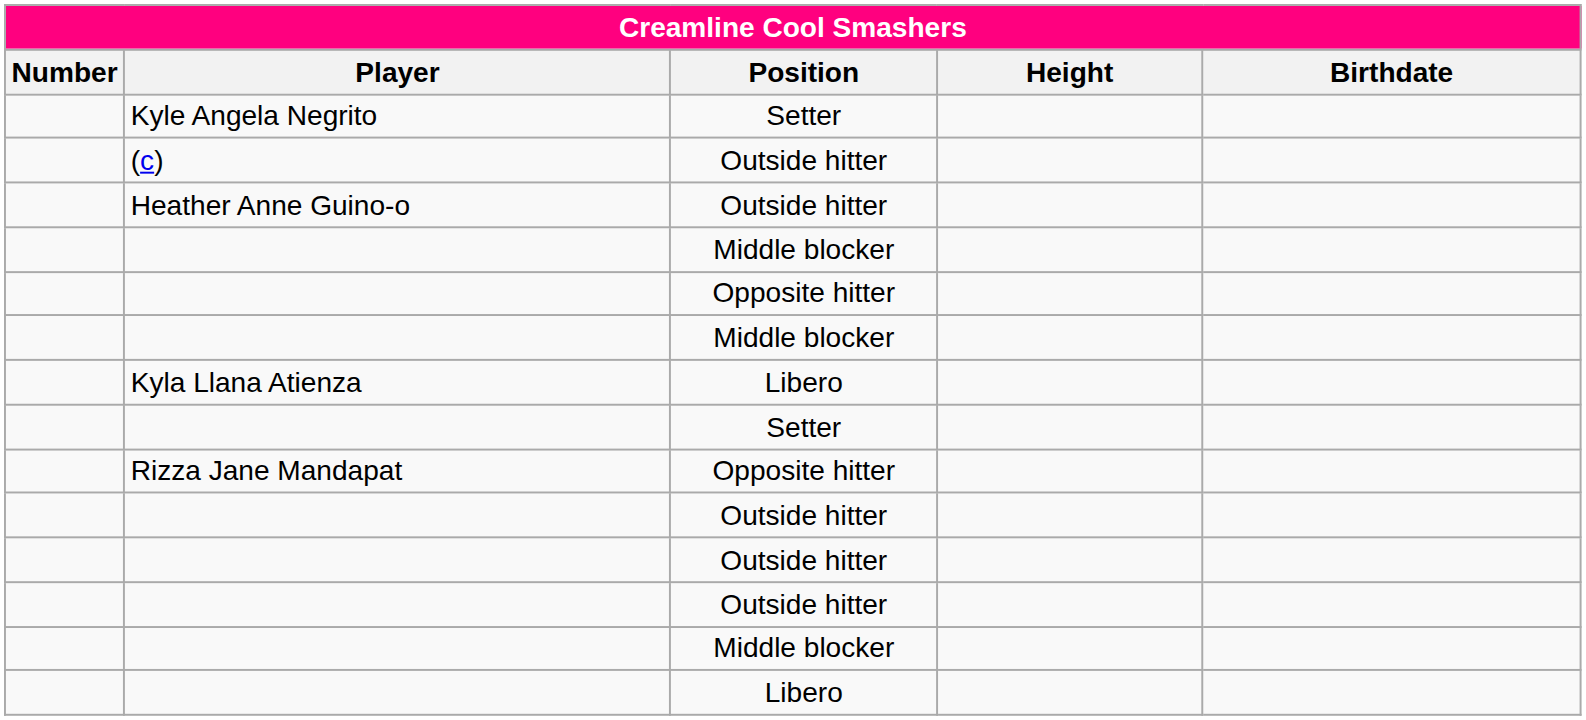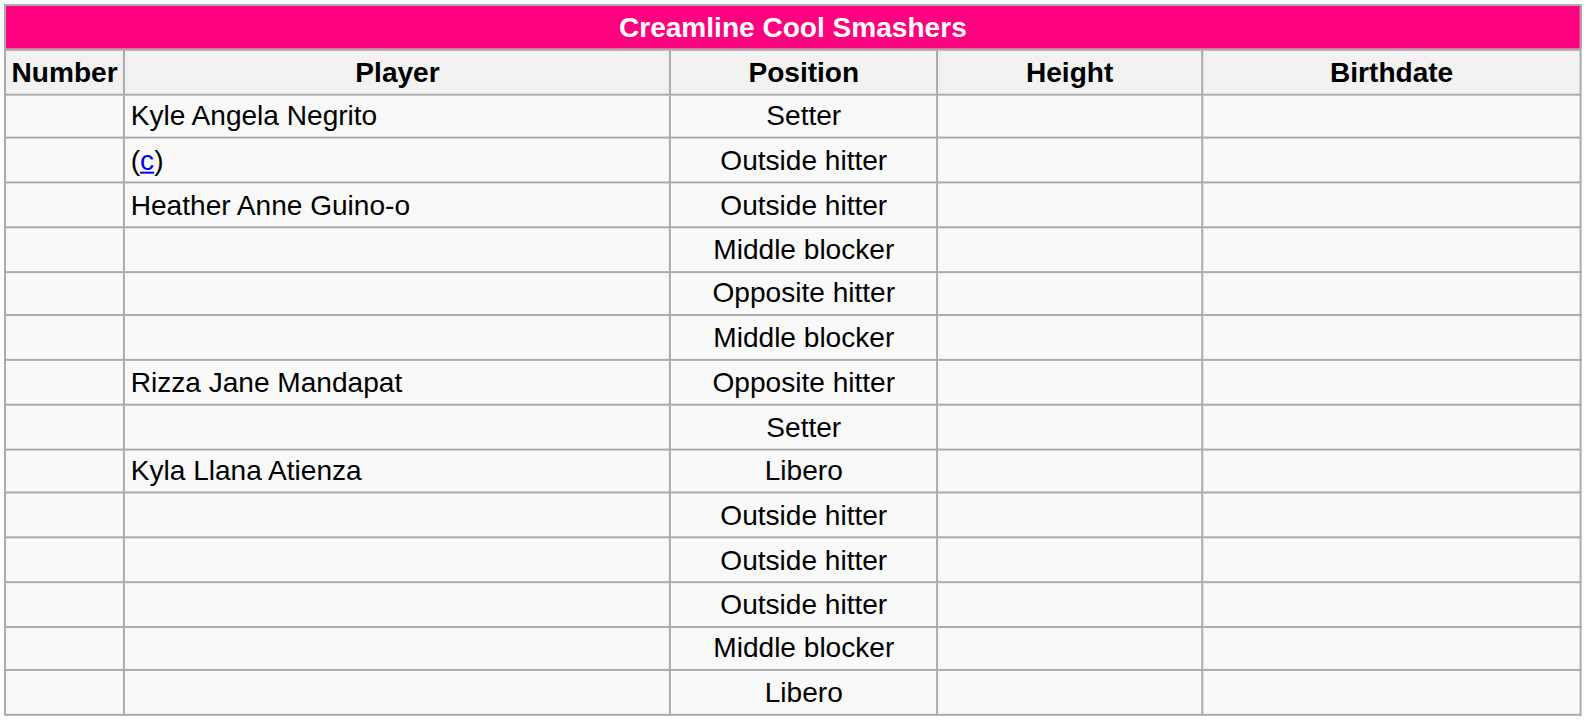rows swapped: (246, 382) <-> (266, 471)
